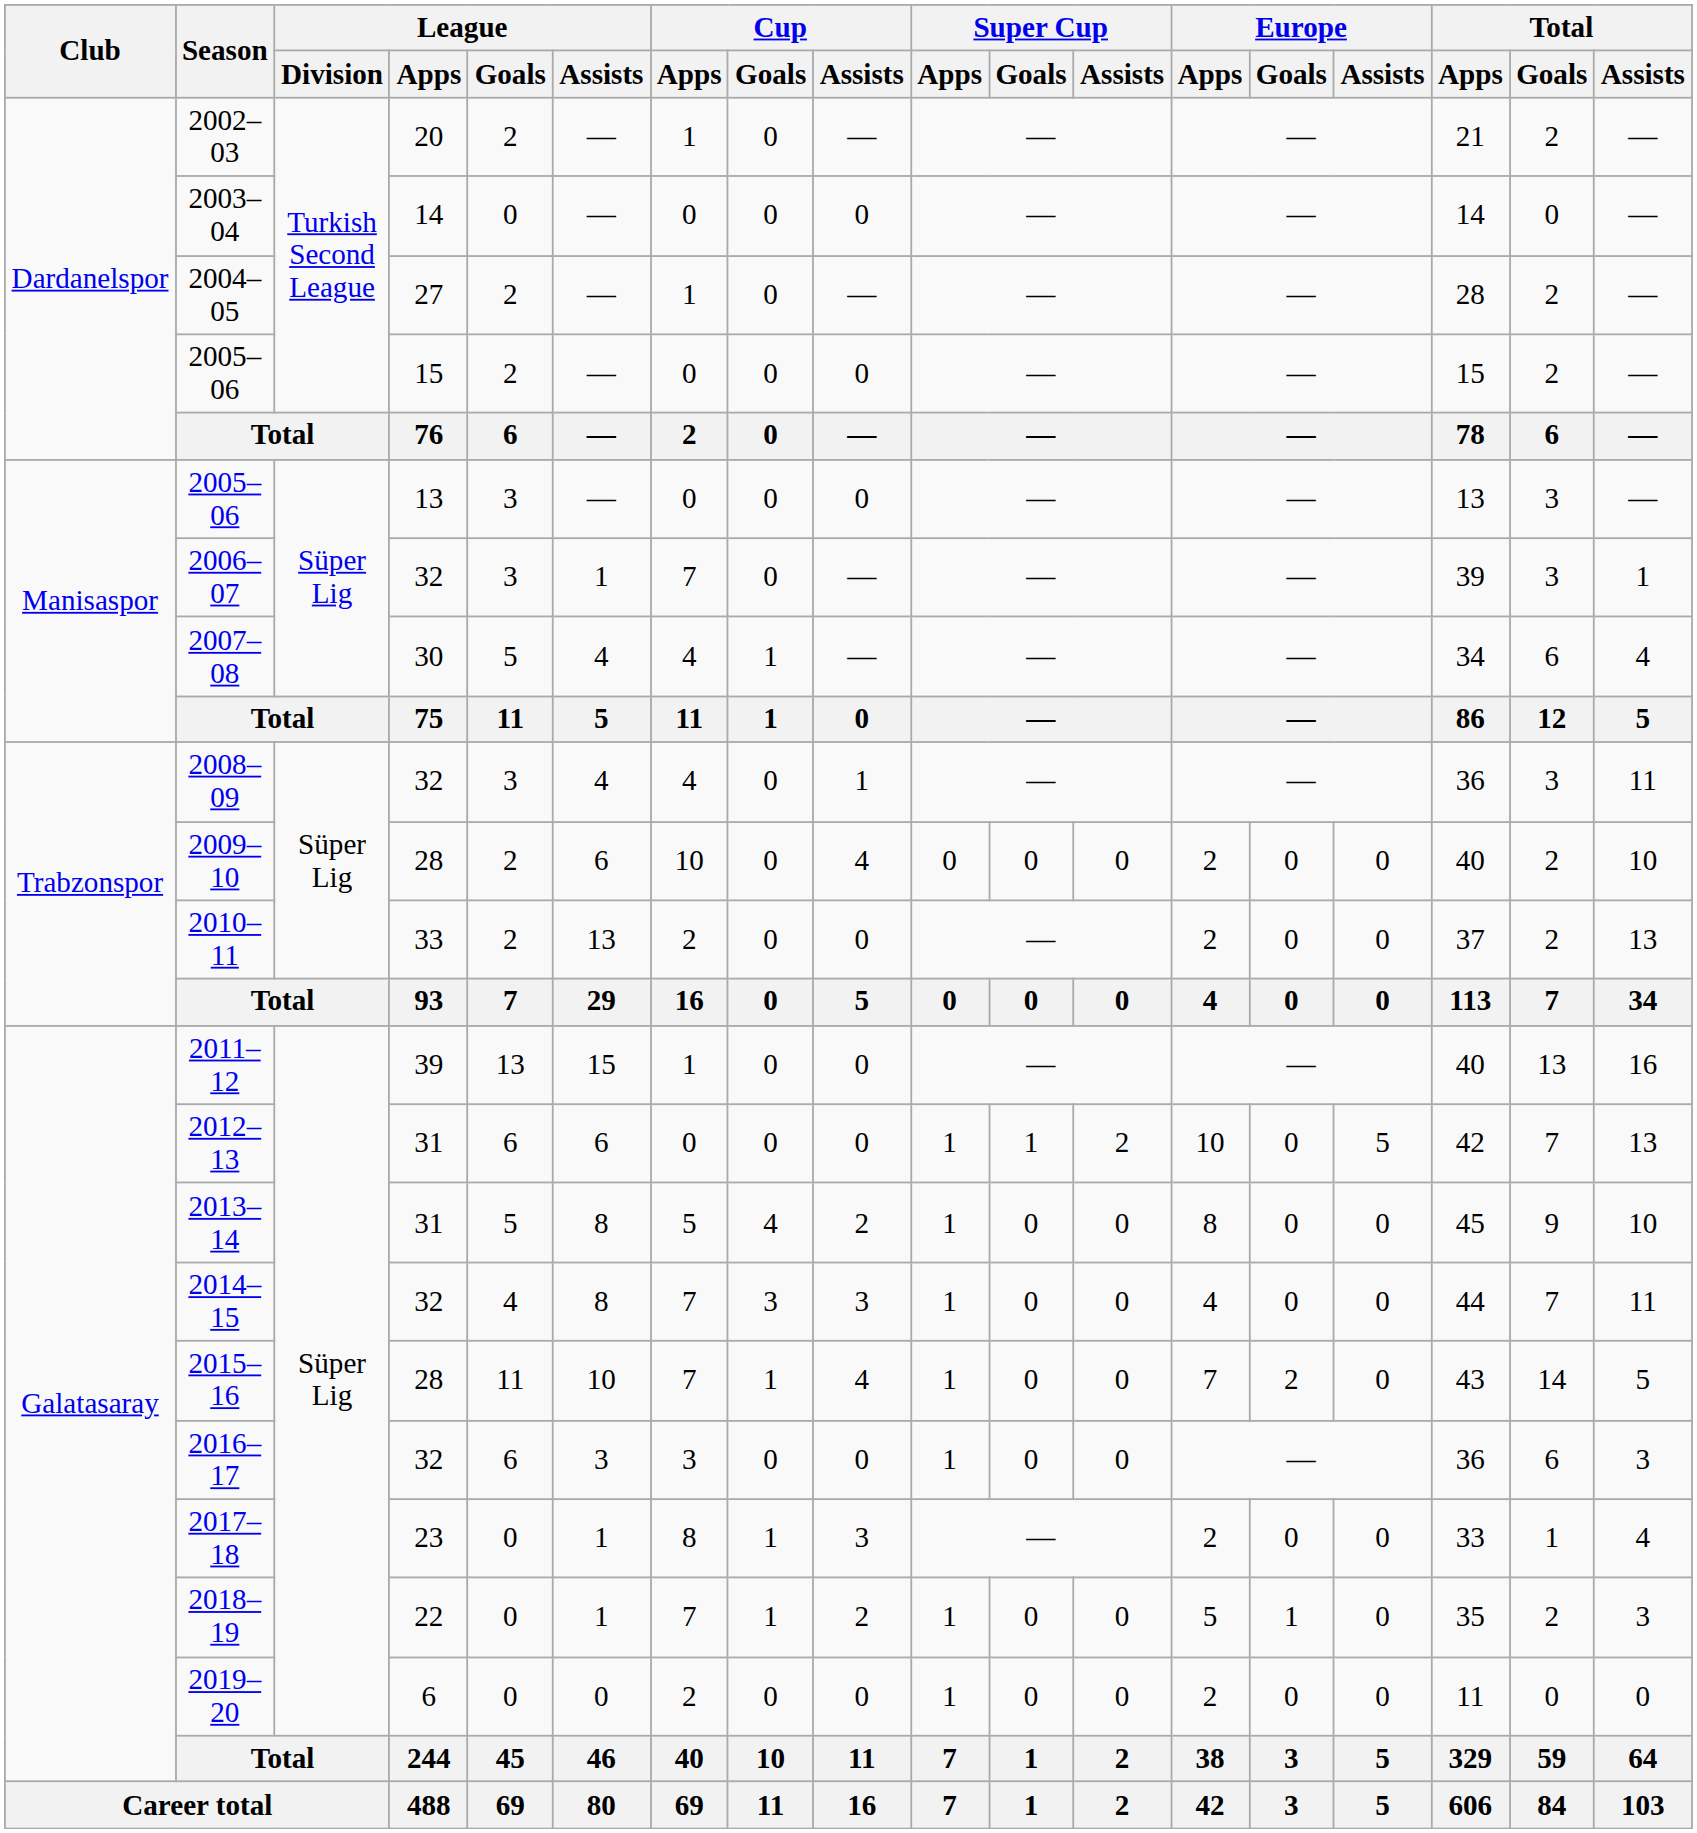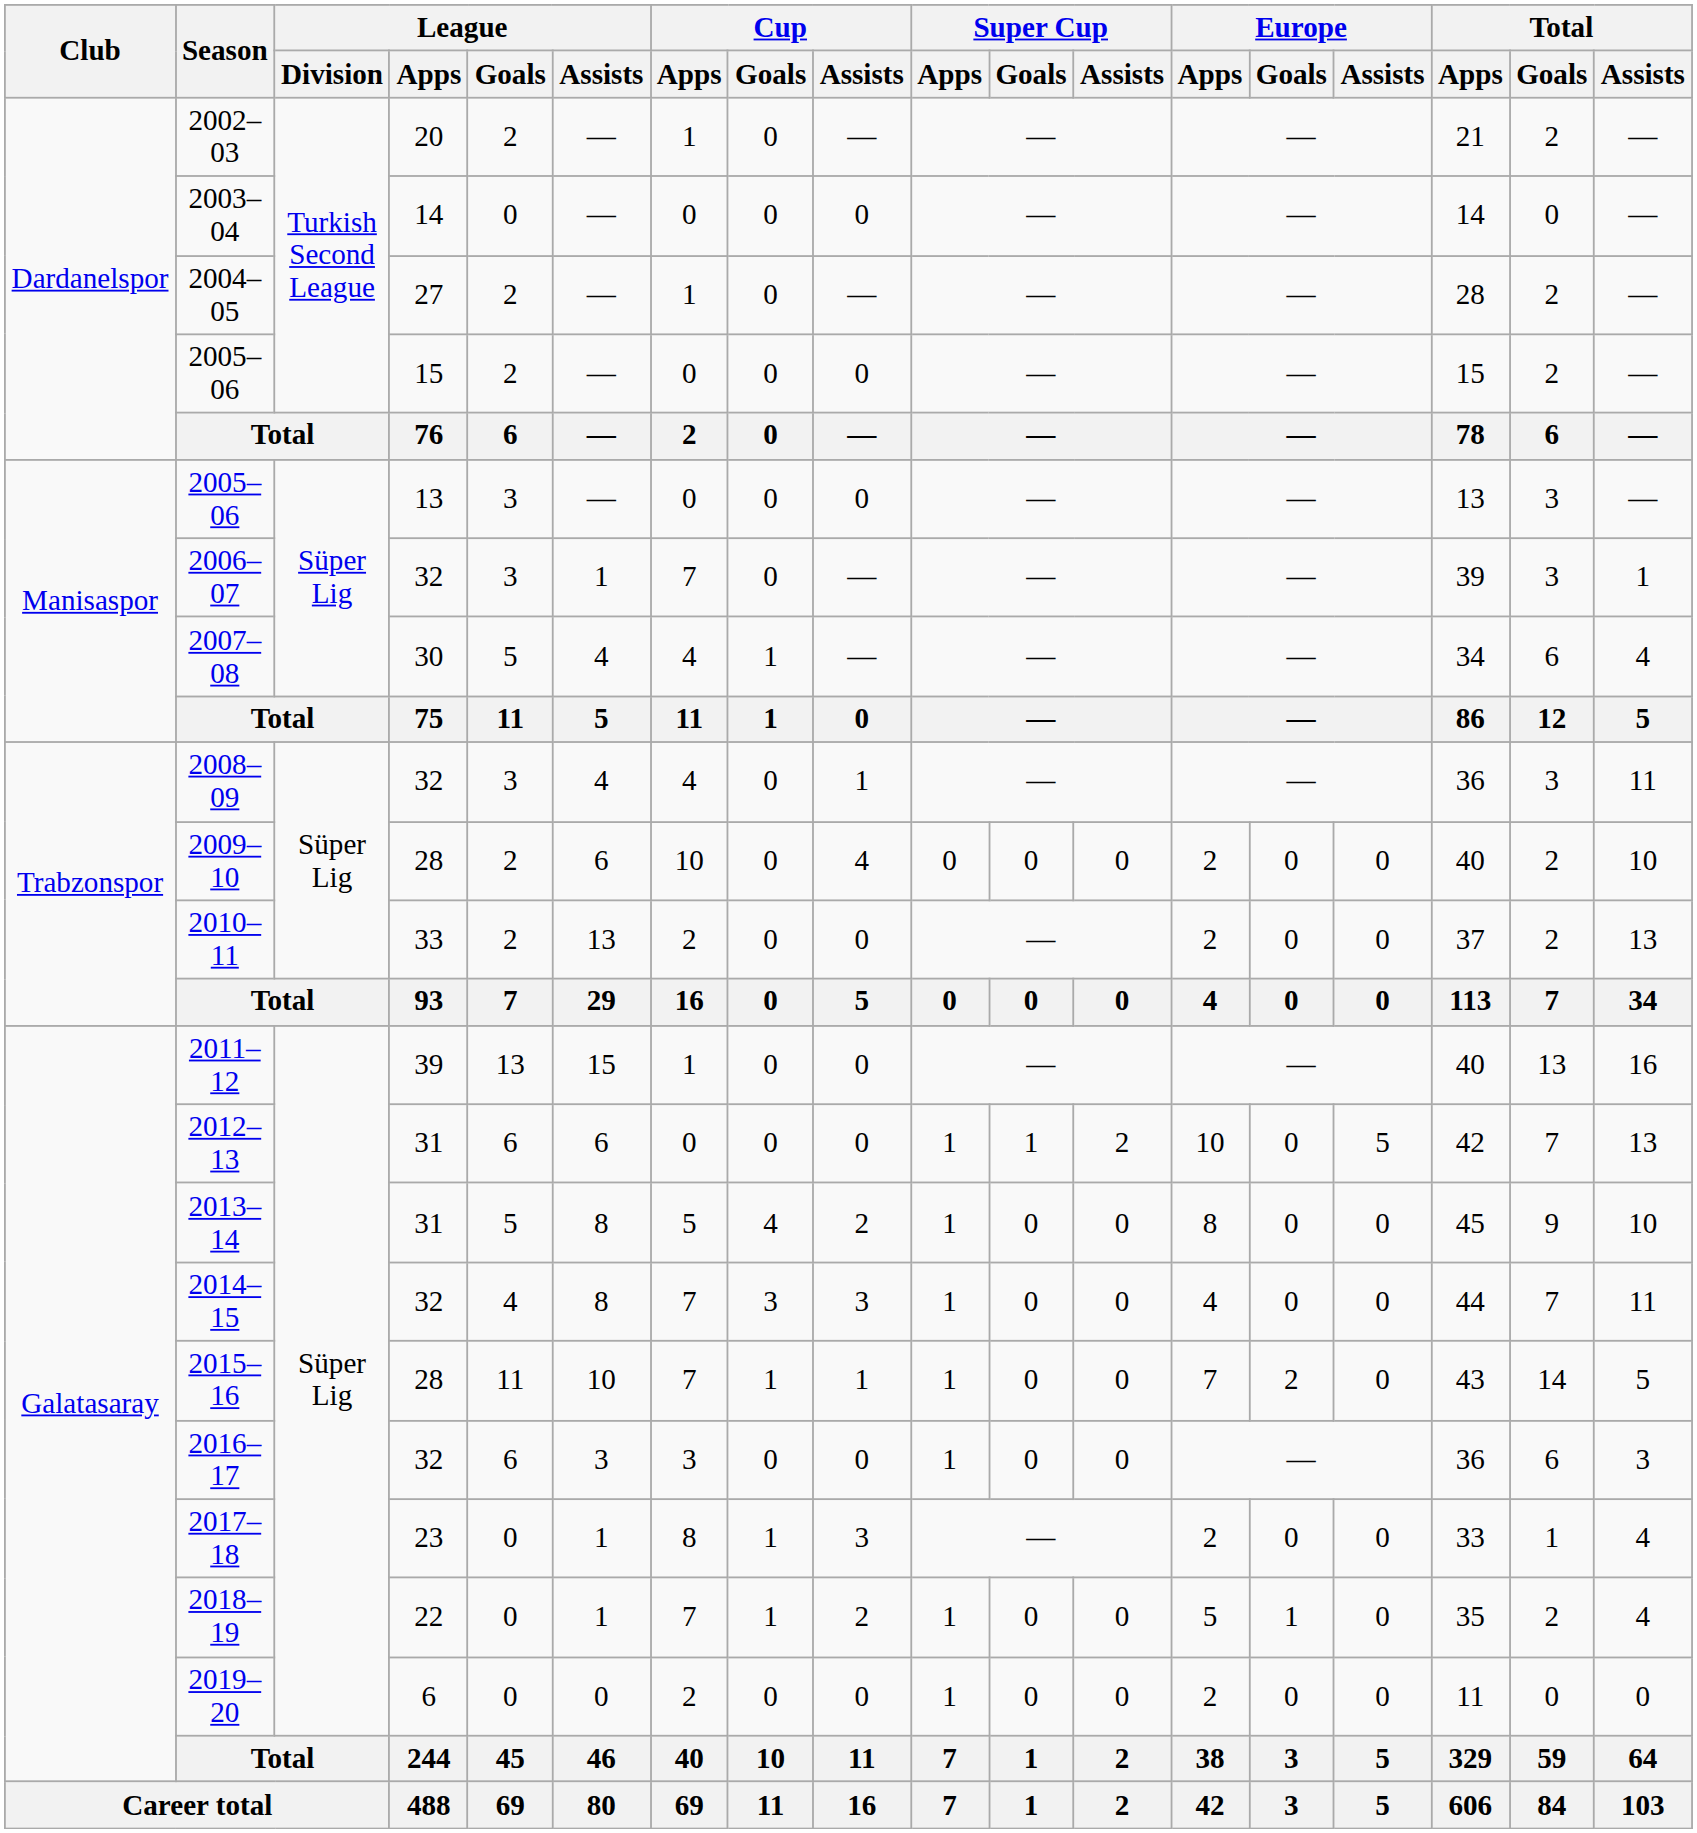(862, 1380) 4 -> (862, 1380) 1
(1643, 1616) 3 -> (1643, 1616) 4
